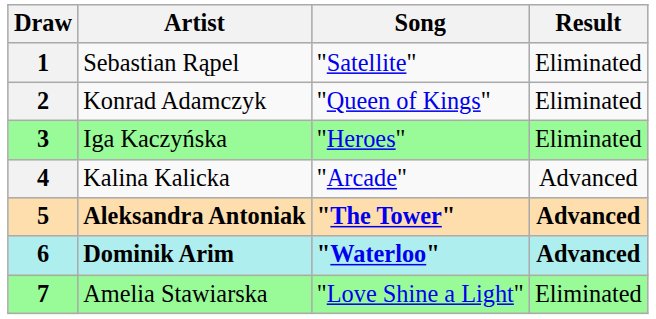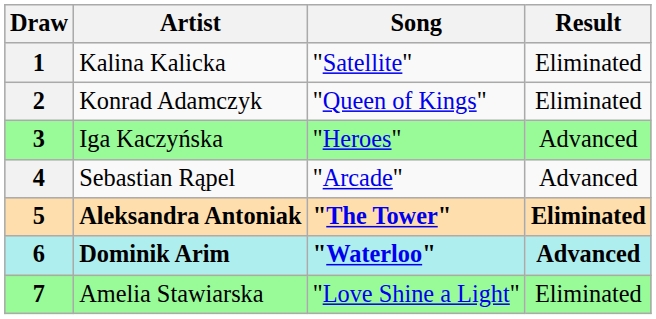(161, 62) Sebastian Rąpel -> (152, 62) Kalina Kalicka
(588, 139) Eliminated -> (588, 139) Advanced
(157, 178) Kalina Kalicka -> (157, 178) Sebastian Rąpel
(588, 216) Advanced -> (588, 216) Eliminated
